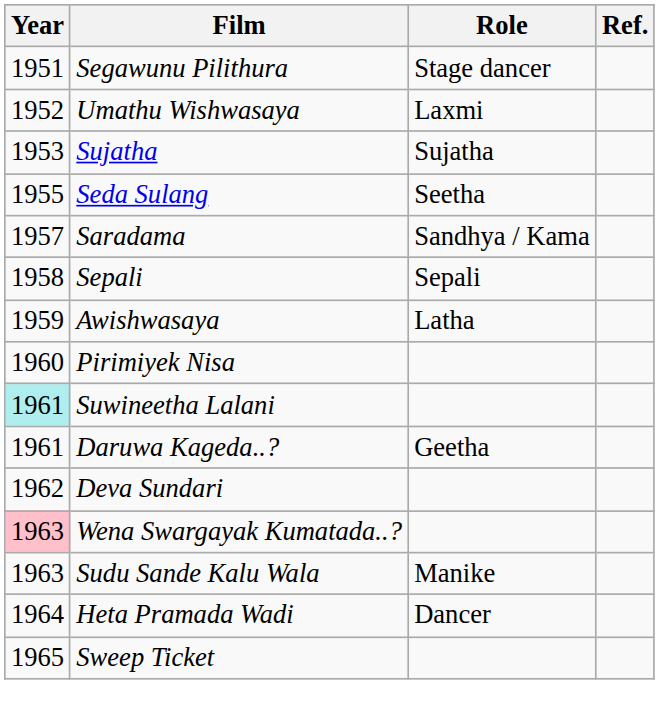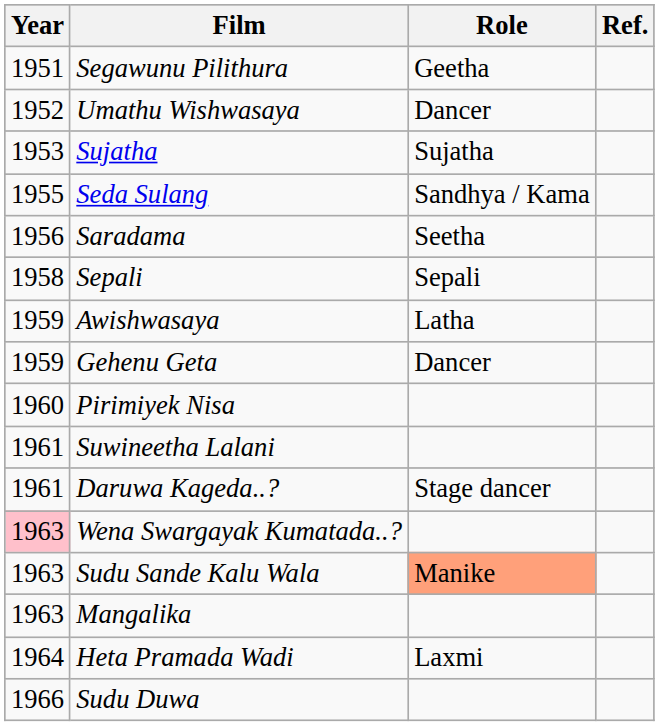(482, 67) Stage dancer -> (452, 67) Geetha
(449, 109) Laxmi -> (452, 109) Dancer
(450, 194) Seetha -> (502, 194) Sandhya / Kama
(38, 236) 1957 -> (38, 236) 1956
(502, 236) Sandhya / Kama -> (450, 236) Seetha
+ row: (147, 362)
(38, 404) paleturquoise background -> (38, 446) no background
(452, 446) Geetha -> (482, 488) Stage dancer
- row: (150, 488)
(455, 573) no background -> (455, 573) lightsalmon background
+ row: (134, 615)
(452, 615) Dancer -> (449, 657) Laxmi
- row: (145, 657)
+ row: (138, 699)
